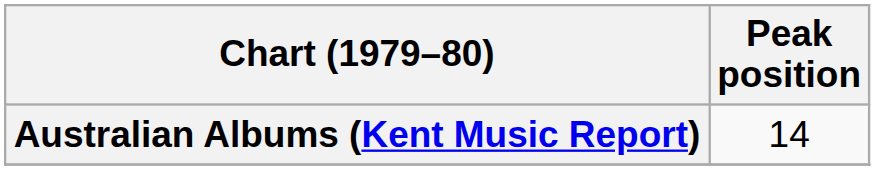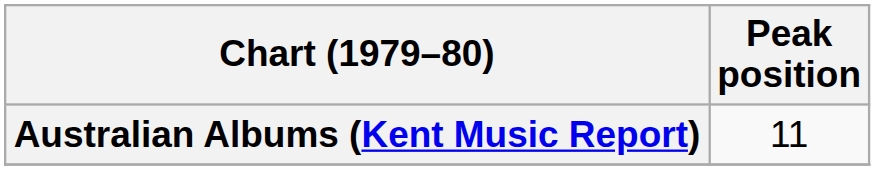(789, 134) 14 -> (789, 134) 11
